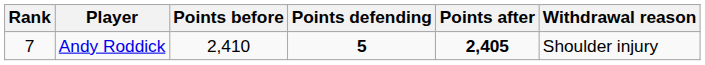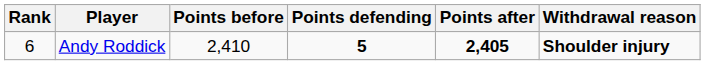(30, 45) 7 -> (30, 45) 6
(600, 45) normal -> (606, 45) bold
